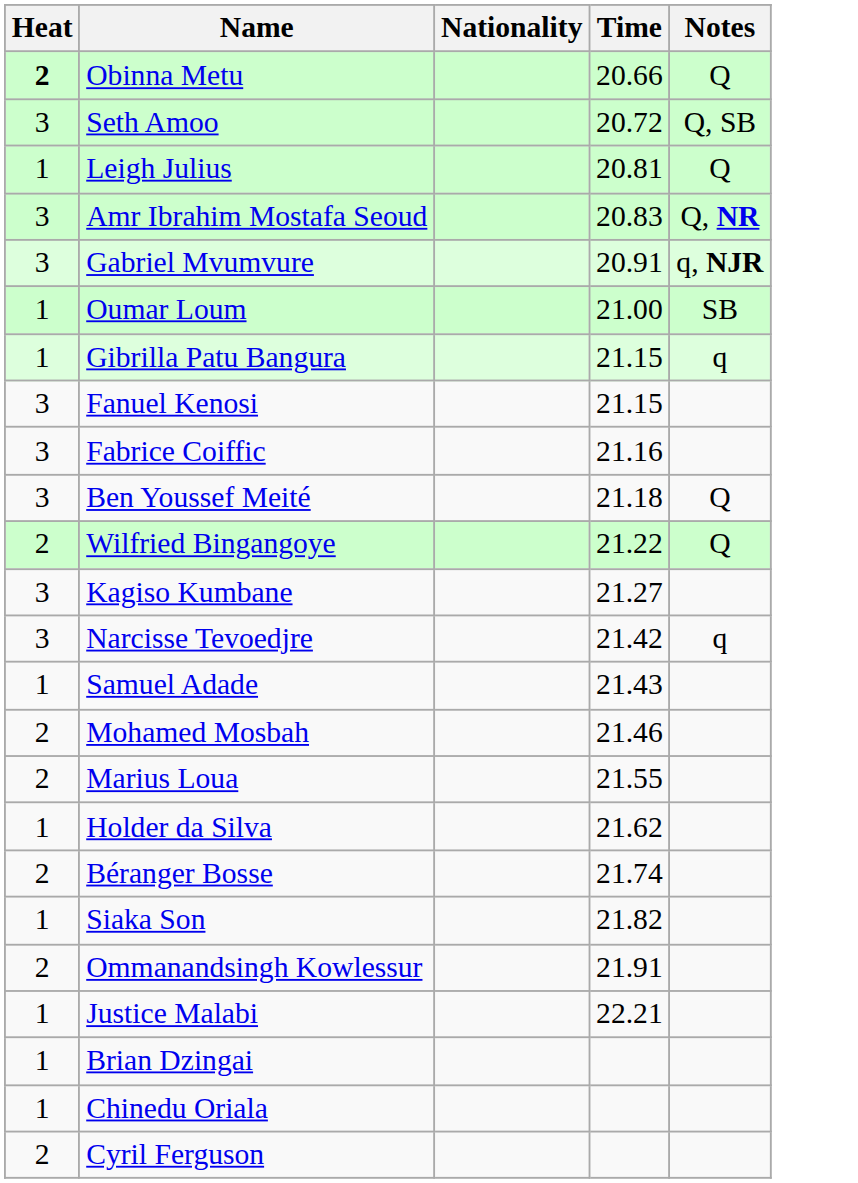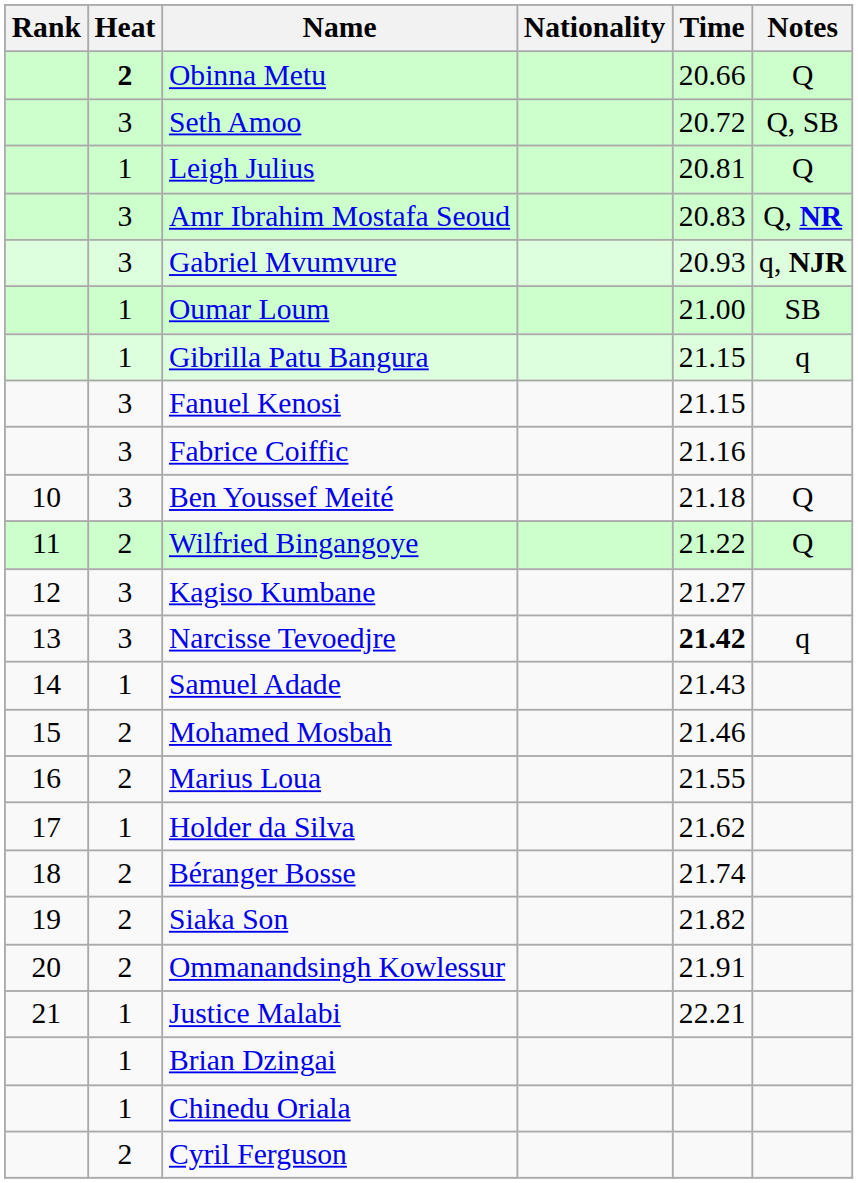+ column: (46, 27)
(629, 262) 20.91 -> (712, 262) 20.93
(629, 638) normal -> (712, 638) bold
(42, 919) 1 -> (125, 919) 2
